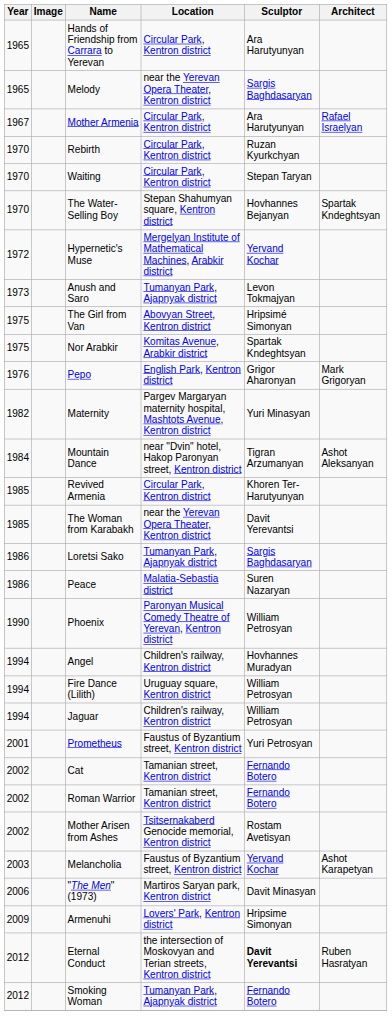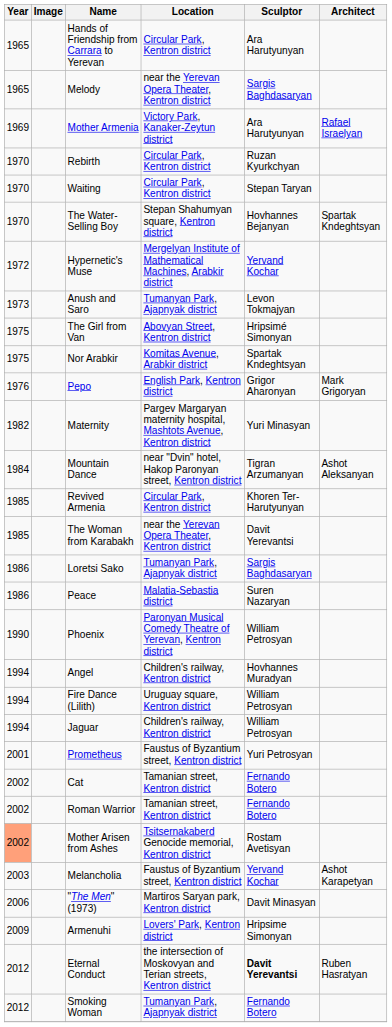(18, 122) 1967 -> (18, 128) 1969
(177, 122) Circular Park, Kentron district -> (179, 128) Victory Park, Kanaker-Zeytun district
(18, 831) no background -> (18, 843) lightsalmon background
